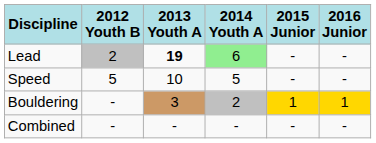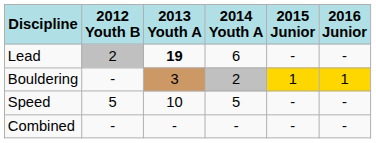(236, 56) lightgreen background -> (236, 56) no background
rows swapped: (43, 102) <-> (29, 79)
